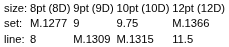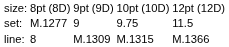(191, 23) M.1366 -> (183, 23) 11.5
(183, 39) 11.5 -> (191, 39) M.1366
